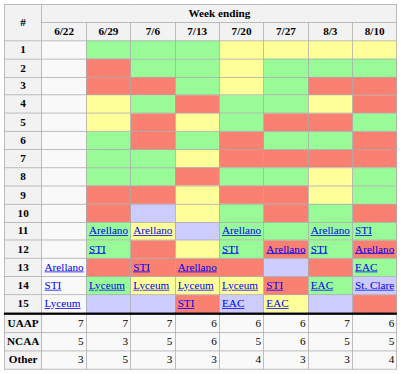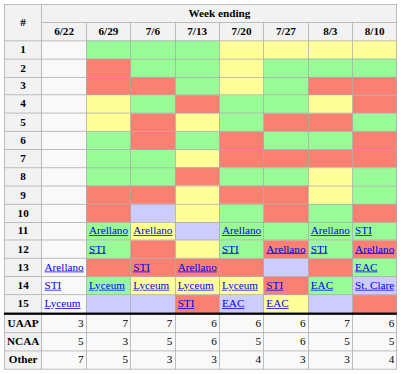(81, 323) 7 -> (81, 323) 3
(81, 359) 3 -> (81, 359) 7
